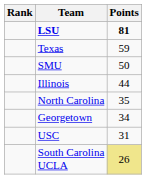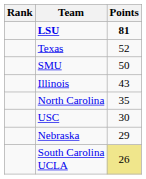(124, 48) 59 -> (124, 48) 52
(124, 83) 44 -> (124, 83) 43
- row: (65, 118)
(124, 135) 31 -> (124, 118) 30
+ row: (59, 135)
